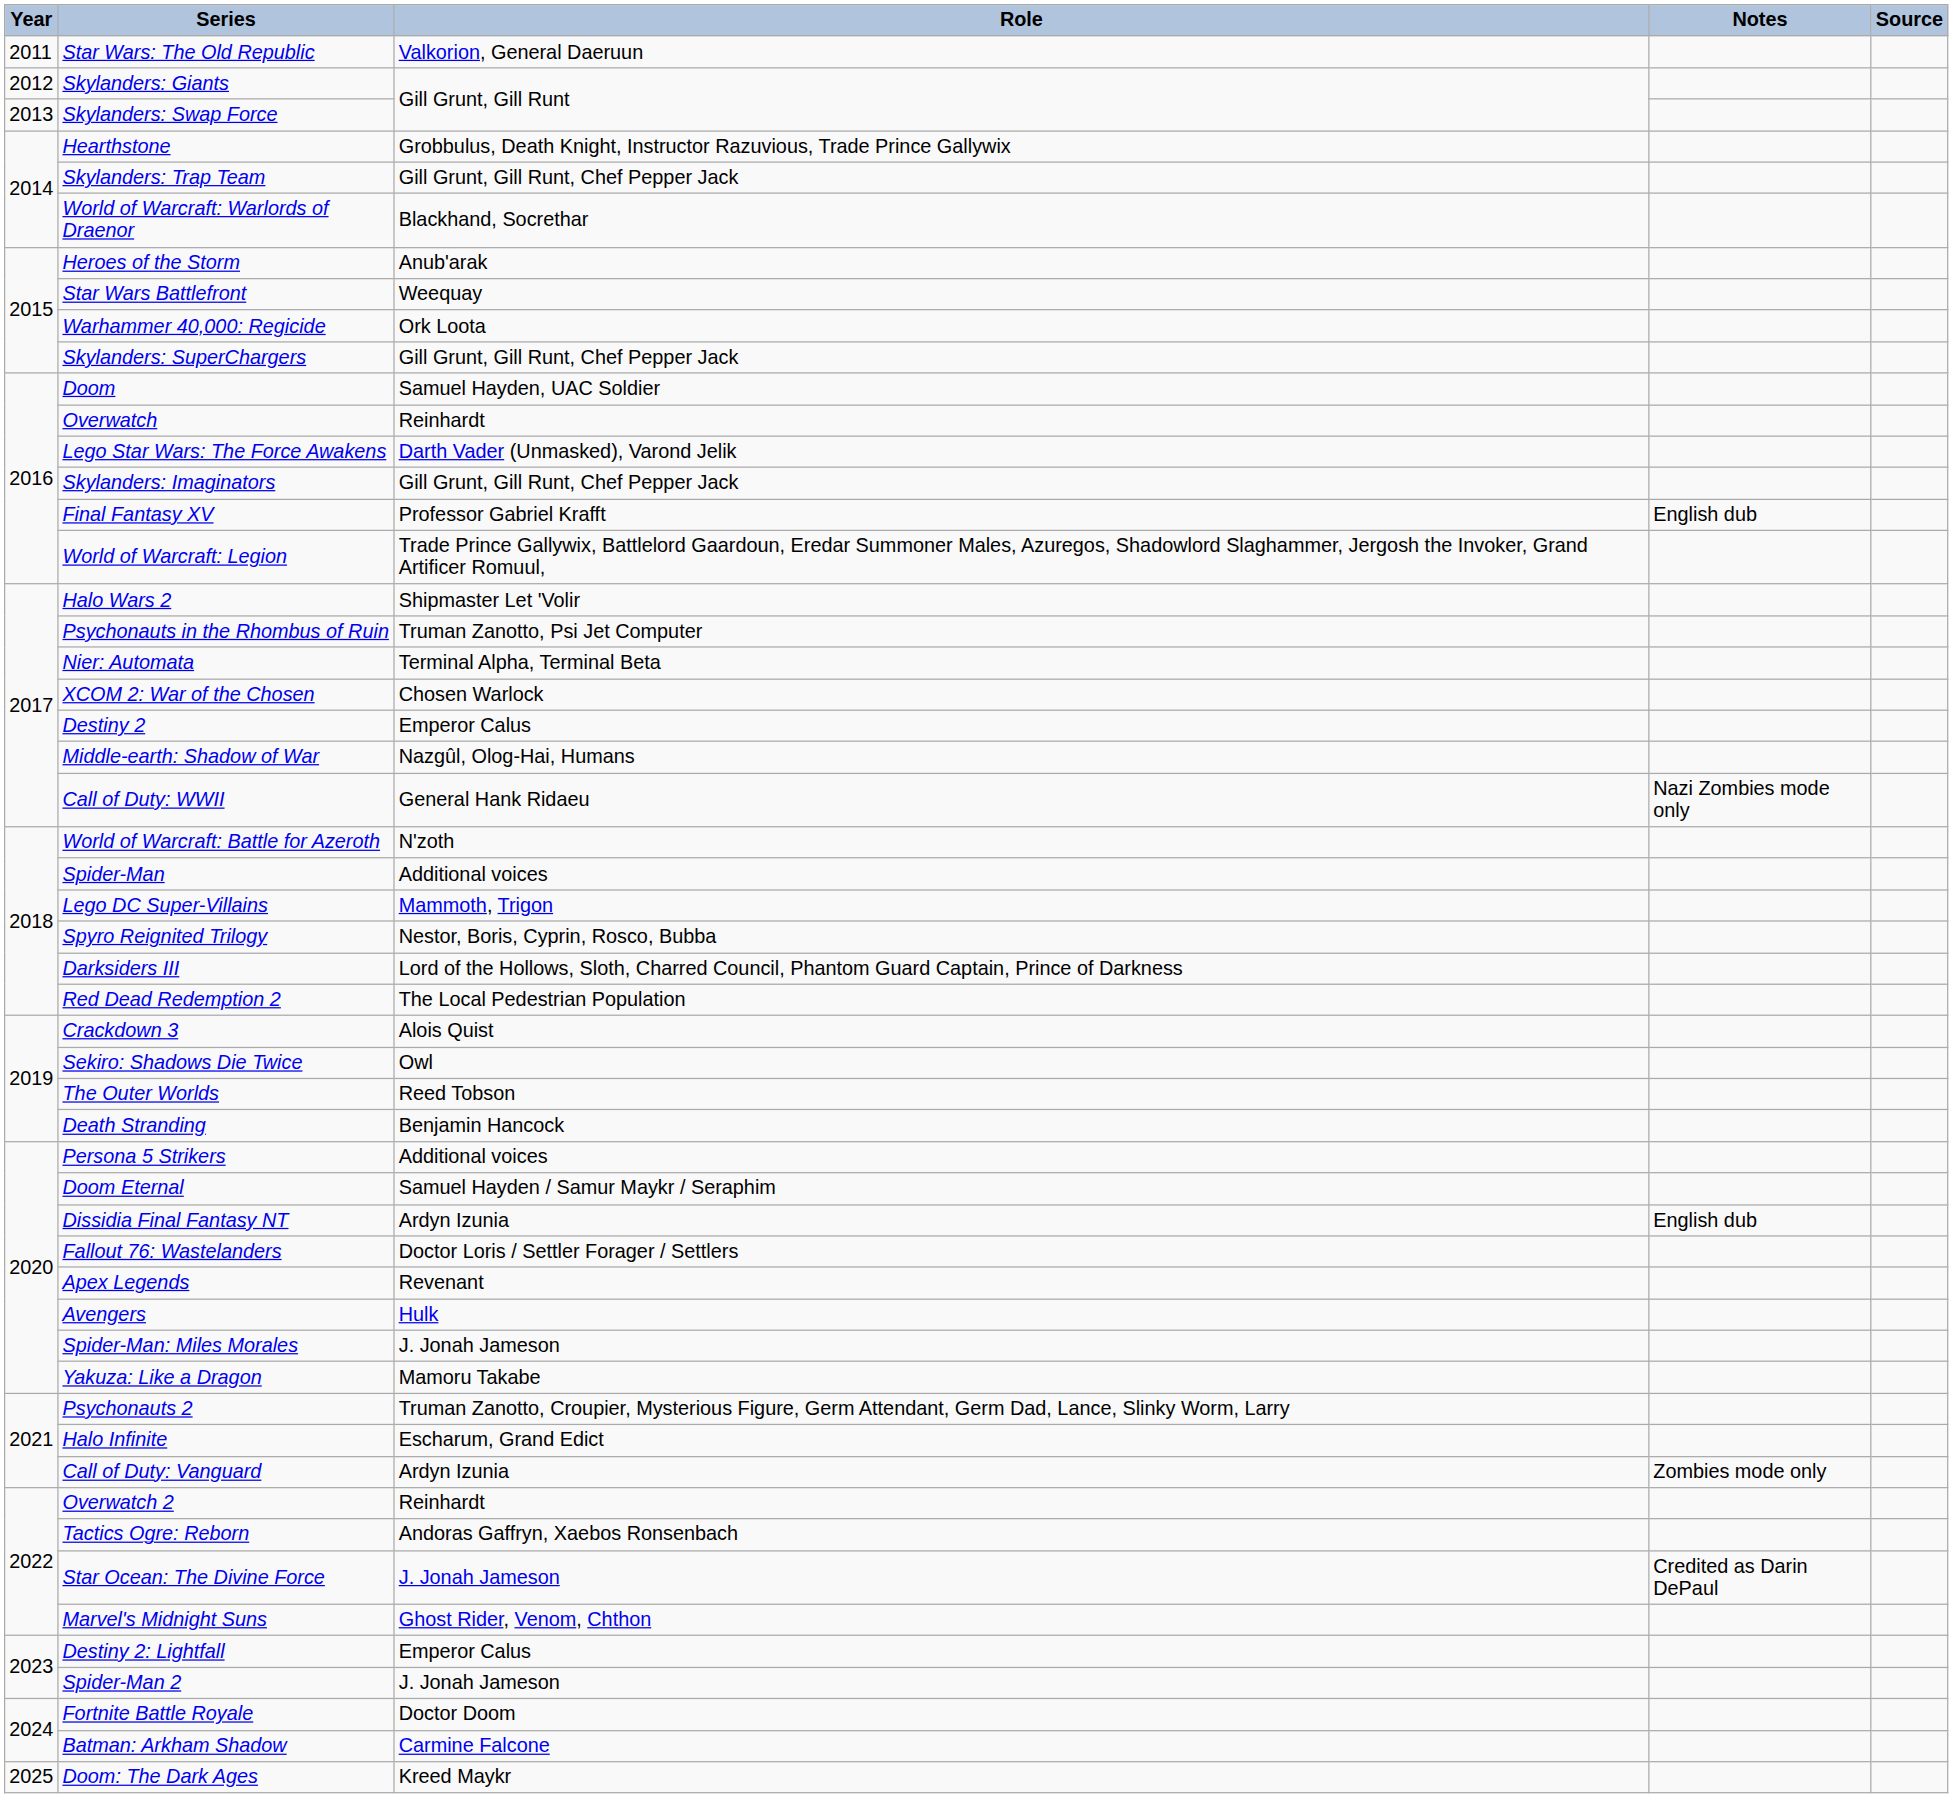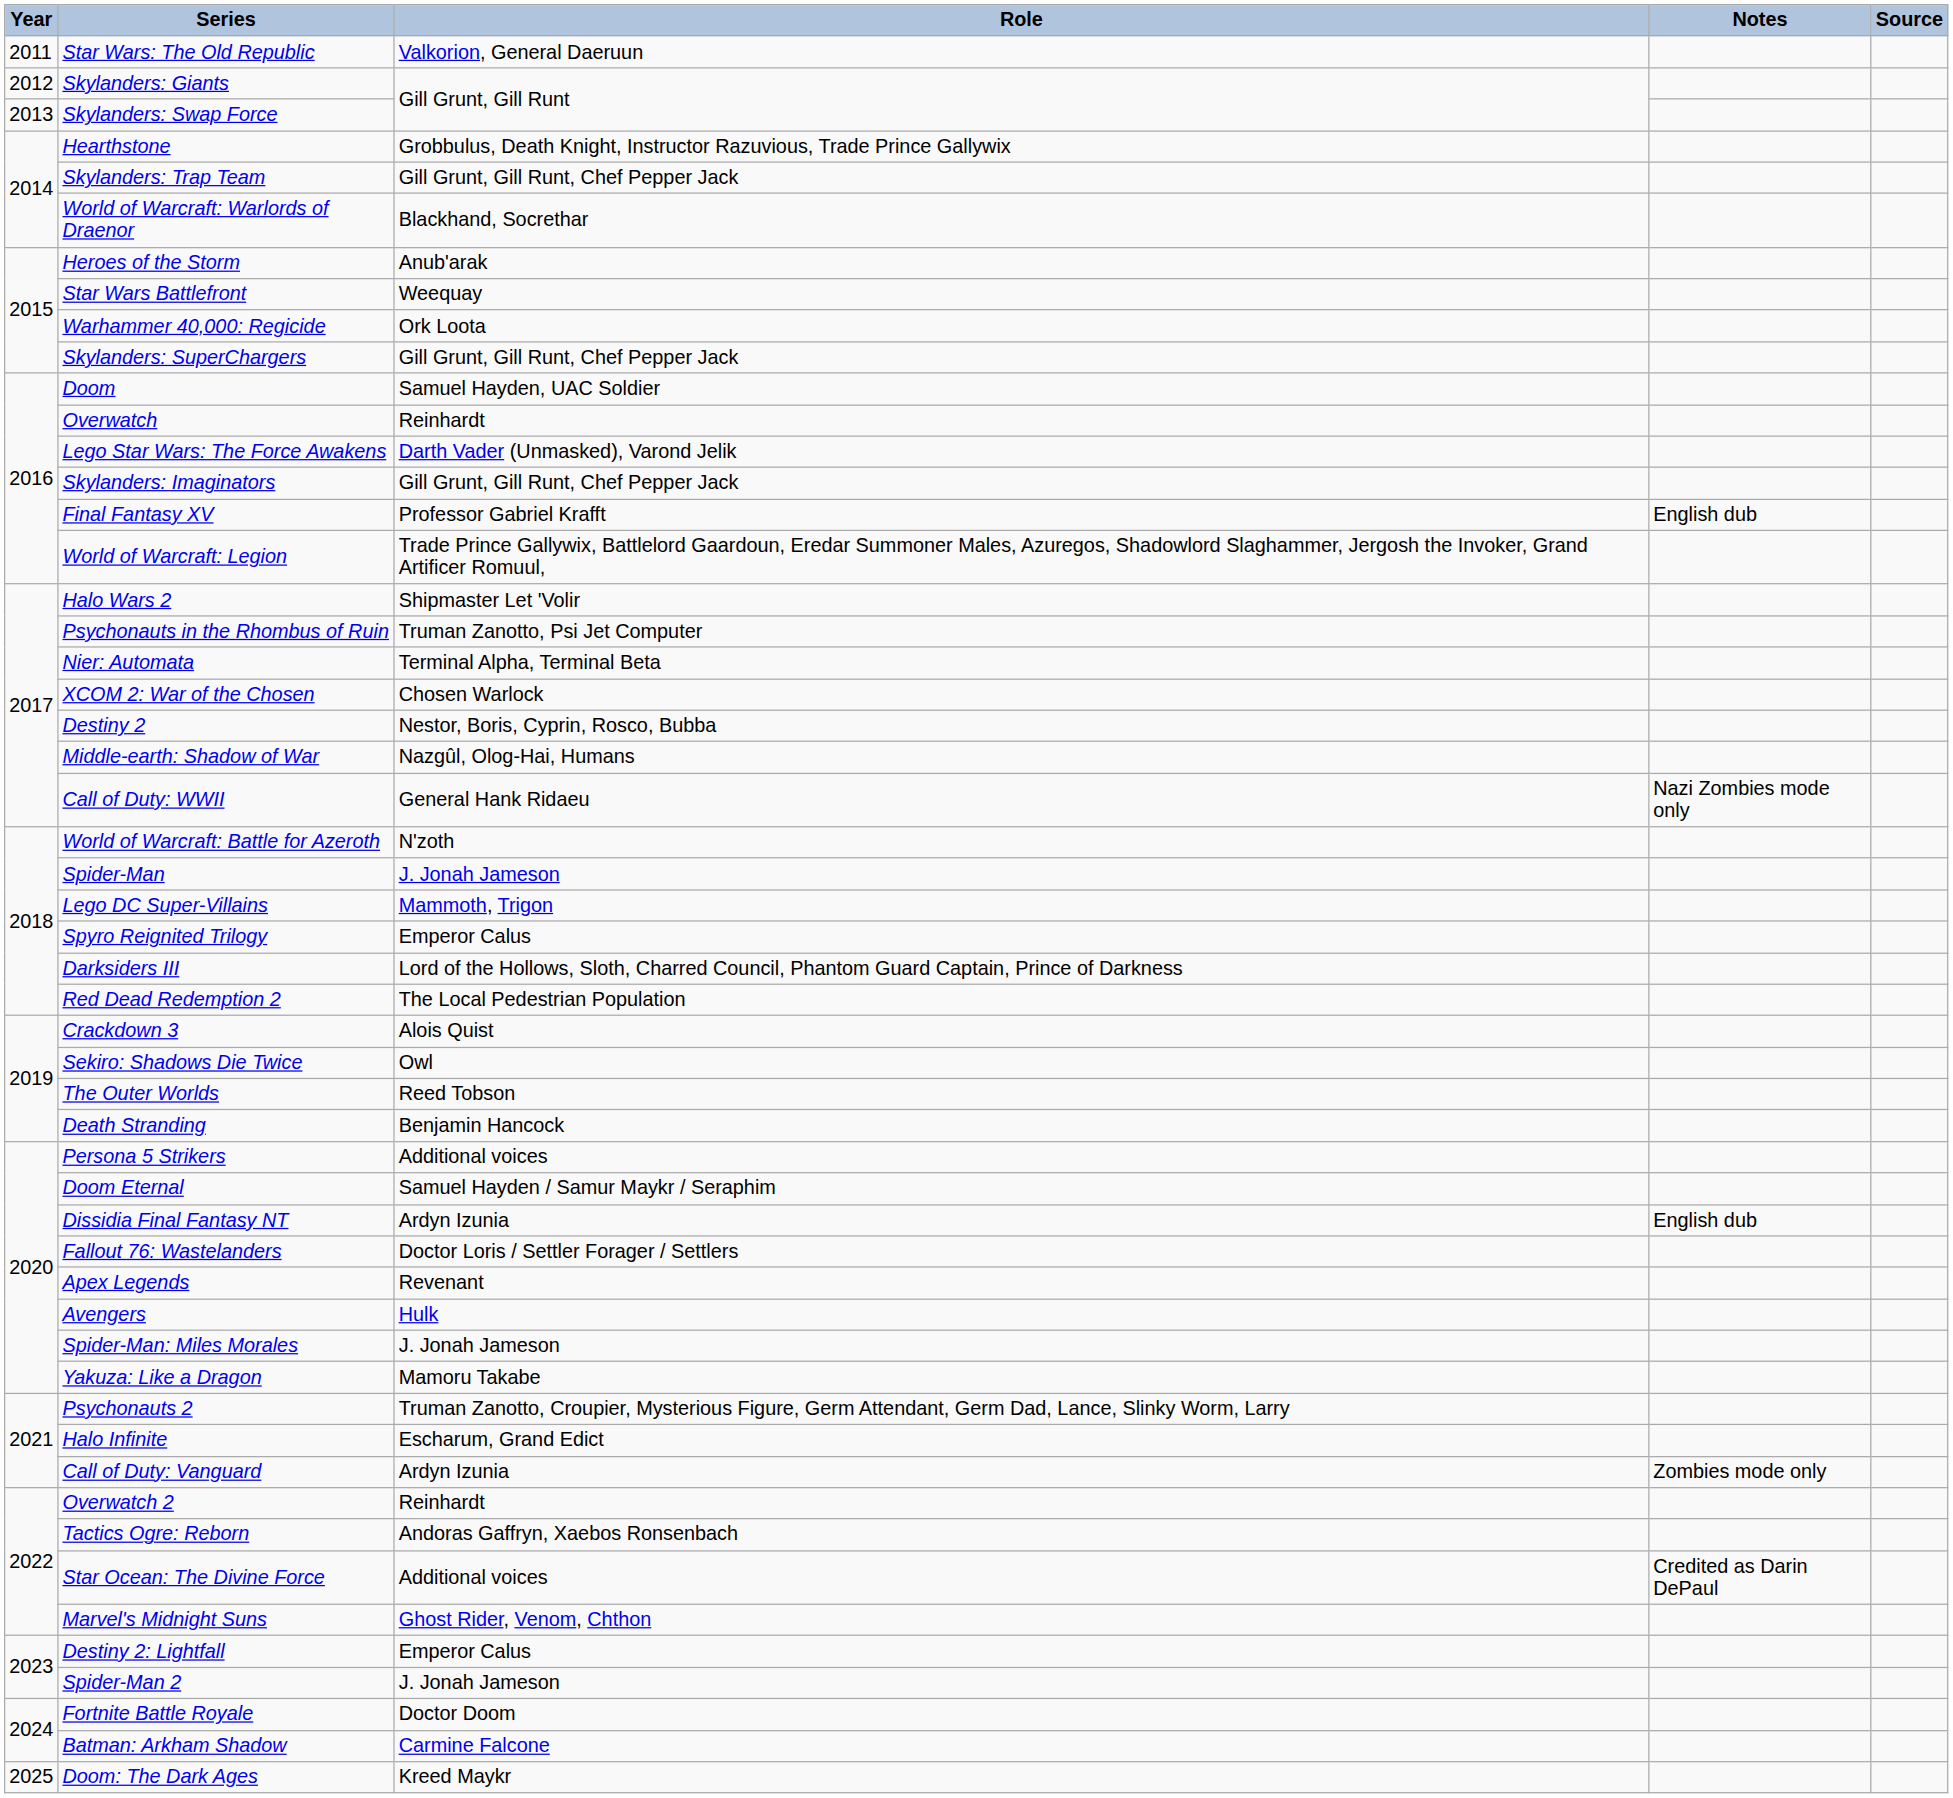(465, 725) Emperor Calus -> (557, 725) Nestor, Boris, Cyprin, Rosco, Bubba
(473, 873) Additional voices -> (479, 873) J. Jonah Jameson
(557, 936) Nestor, Boris, Cyprin, Rosco, Bubba -> (465, 936) Emperor Calus
(479, 1577) J. Jonah Jameson -> (473, 1577) Additional voices
